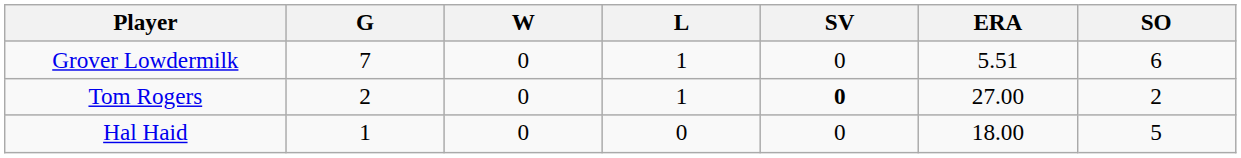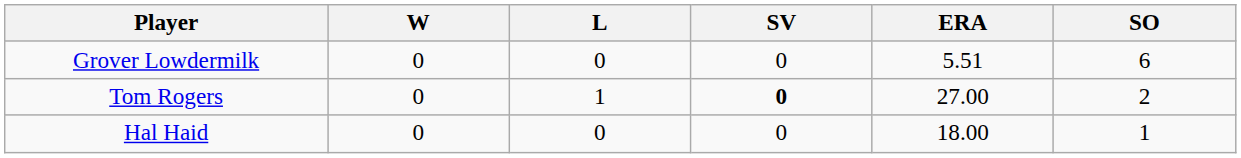- column: (365, 22)
(681, 59) 1 -> (600, 59) 0
(1156, 133) 5 -> (1144, 133) 1
